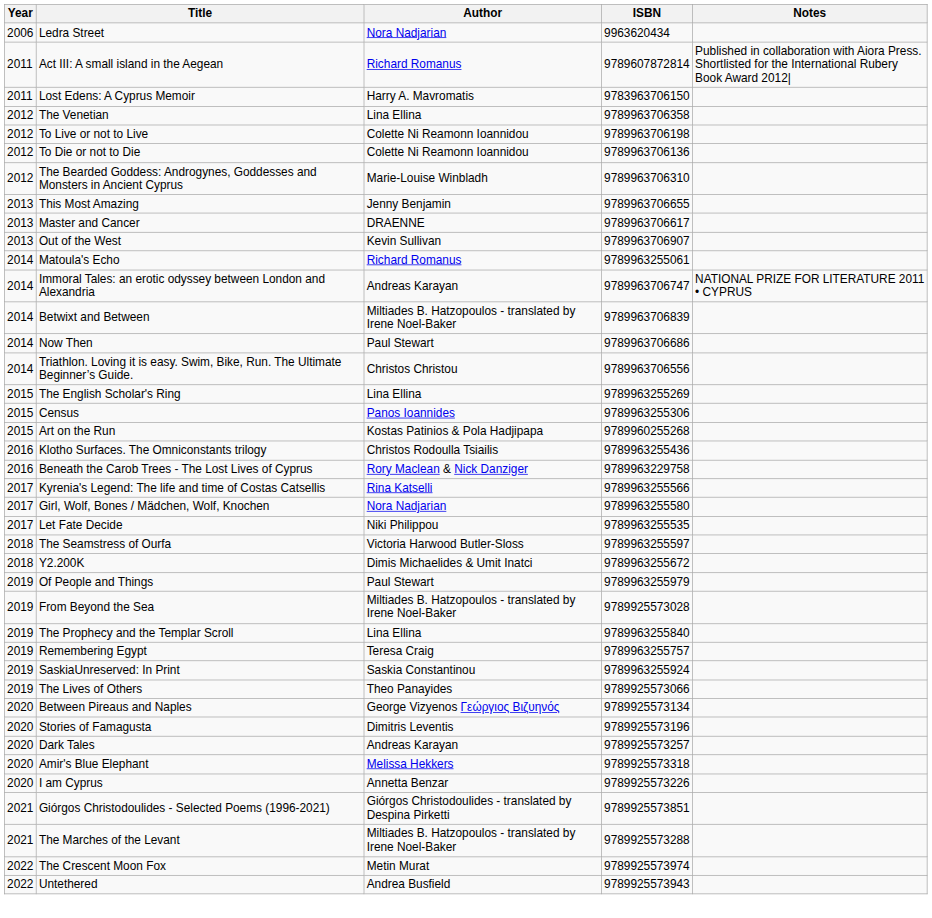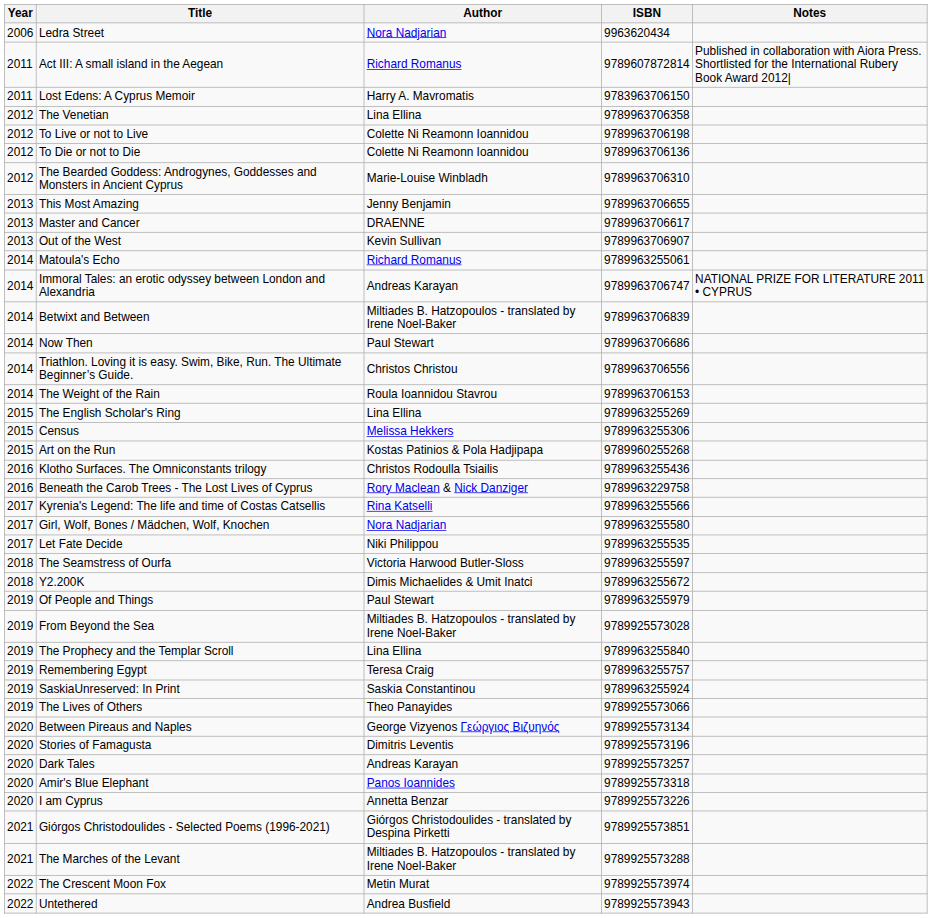+ row: (99, 394)
(411, 413) Panos Ioannides -> (410, 431) Melissa Hekkers
(410, 764) Melissa Hekkers -> (411, 783) Panos Ioannides
